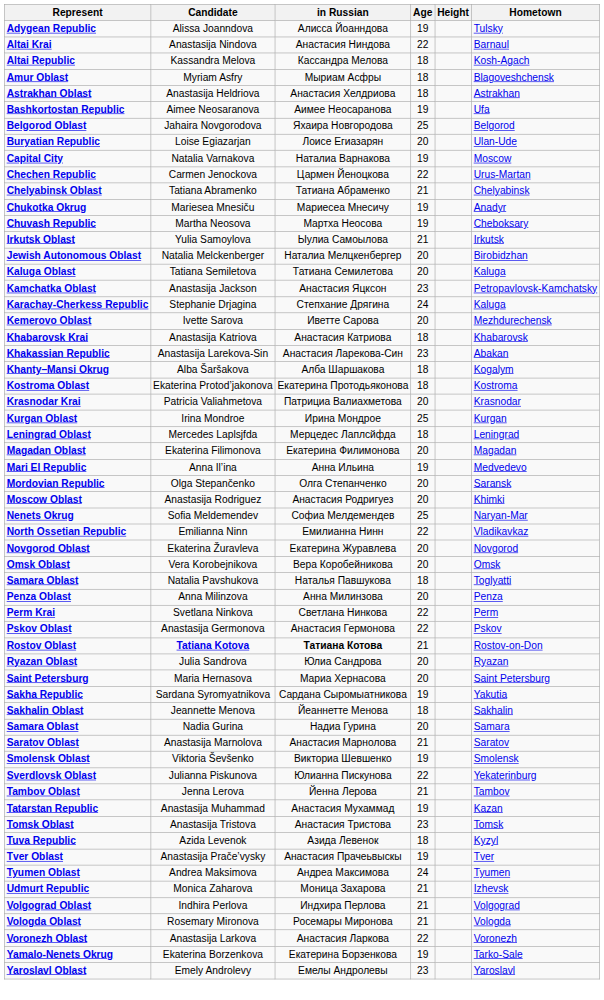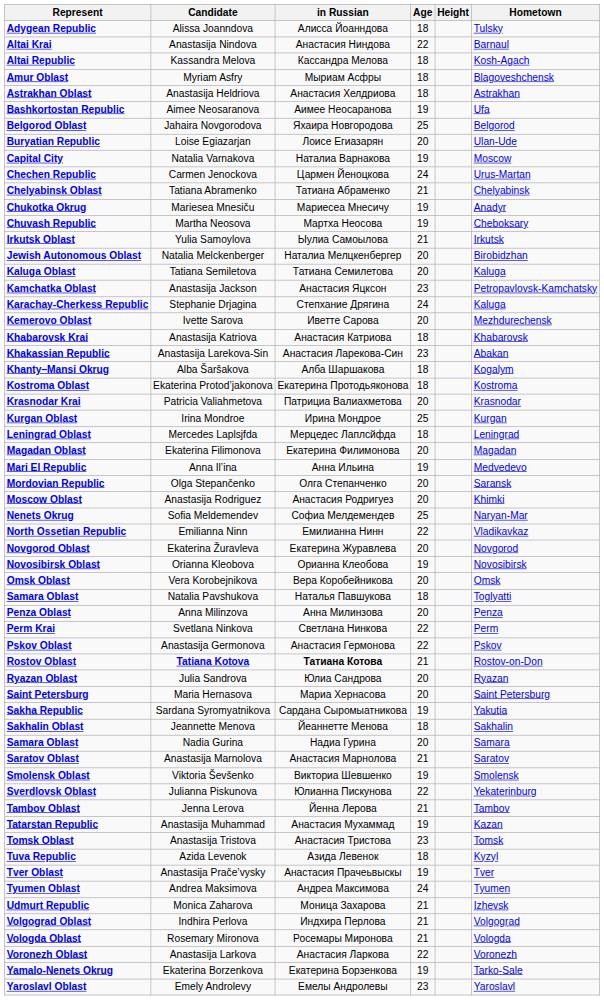(423, 28) 19 -> (423, 28) 18
(423, 175) 22 -> (423, 175) 24
+ row: (213, 564)
